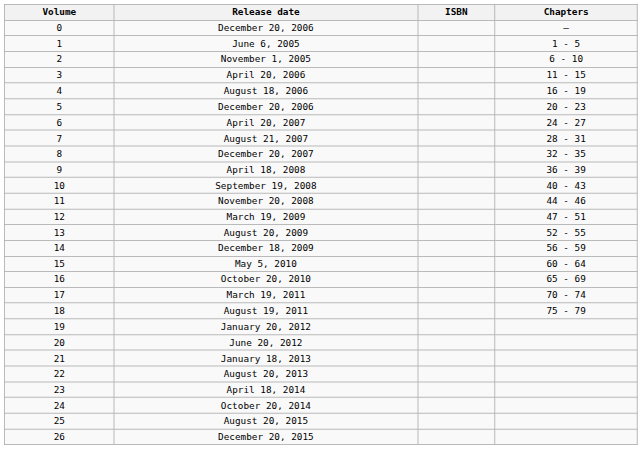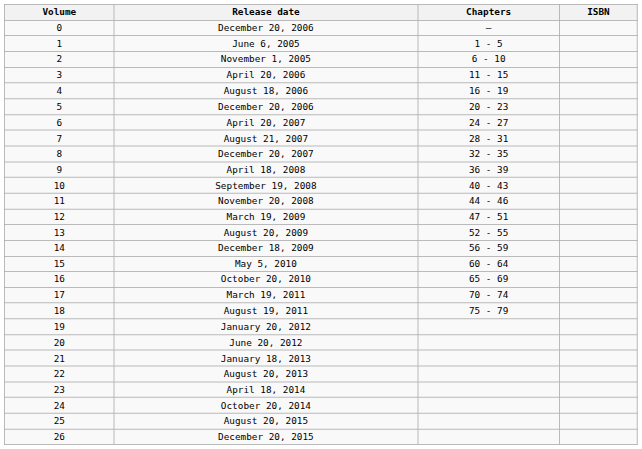columns swapped: (456, 12) <-> (566, 12)
